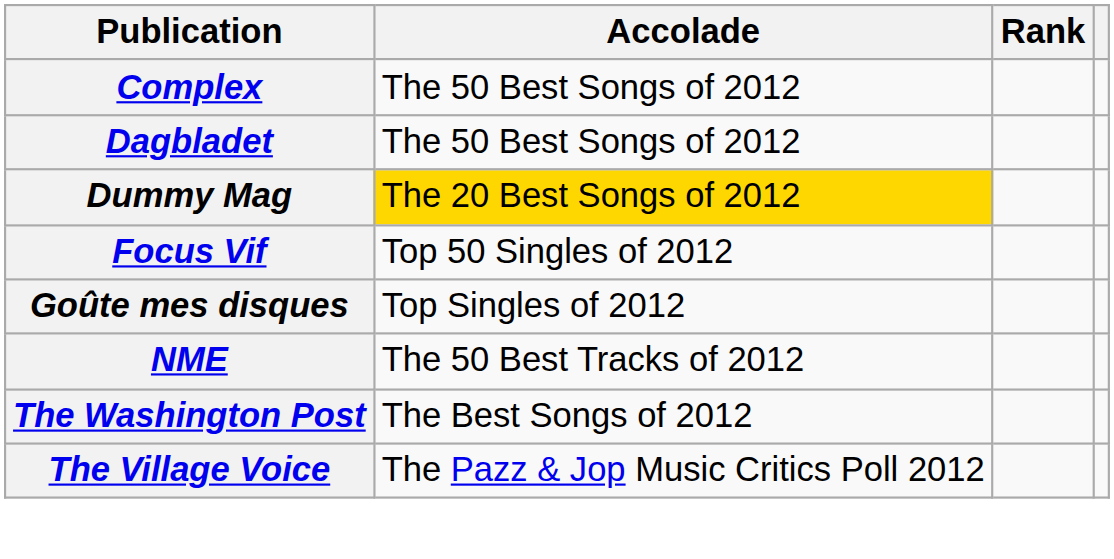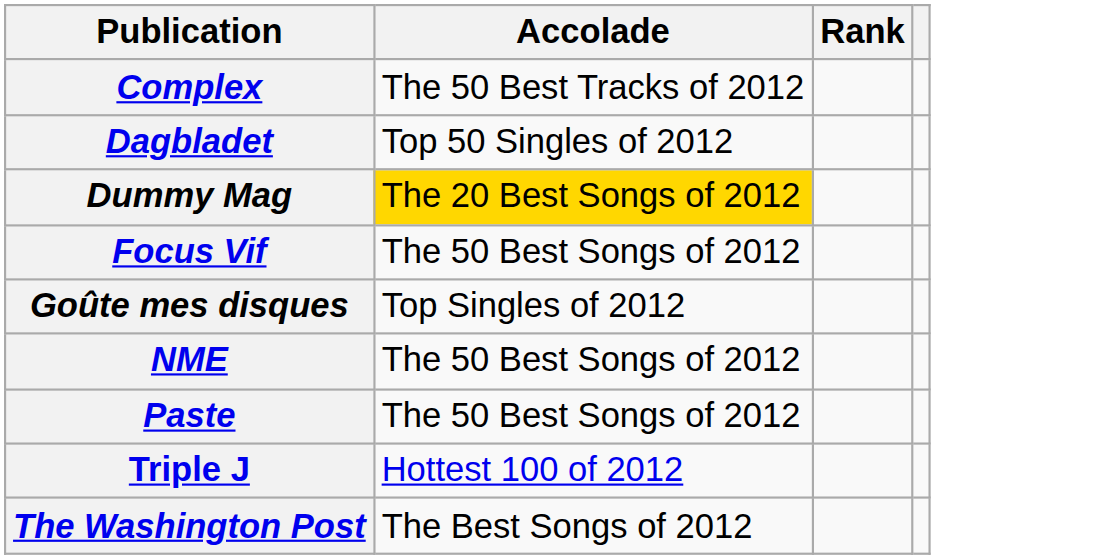(591, 86) The 50 Best Songs of 2012 -> (593, 86) The 50 Best Tracks of 2012
(591, 141) The 50 Best Songs of 2012 -> (557, 141) Top 50 Singles of 2012
(557, 251) Top 50 Singles of 2012 -> (591, 251) The 50 Best Songs of 2012
(593, 360) The 50 Best Tracks of 2012 -> (591, 360) The 50 Best Songs of 2012
+ row: (189, 415)
+ row: (189, 470)
- row: (189, 470)
